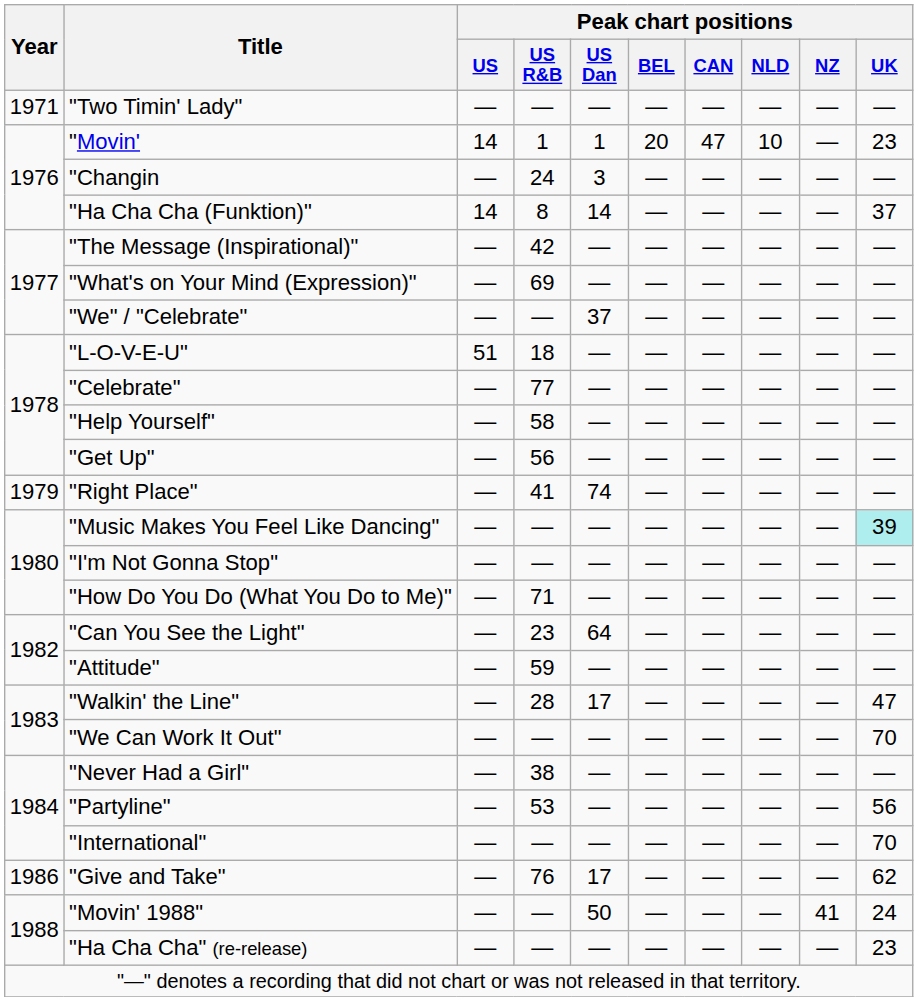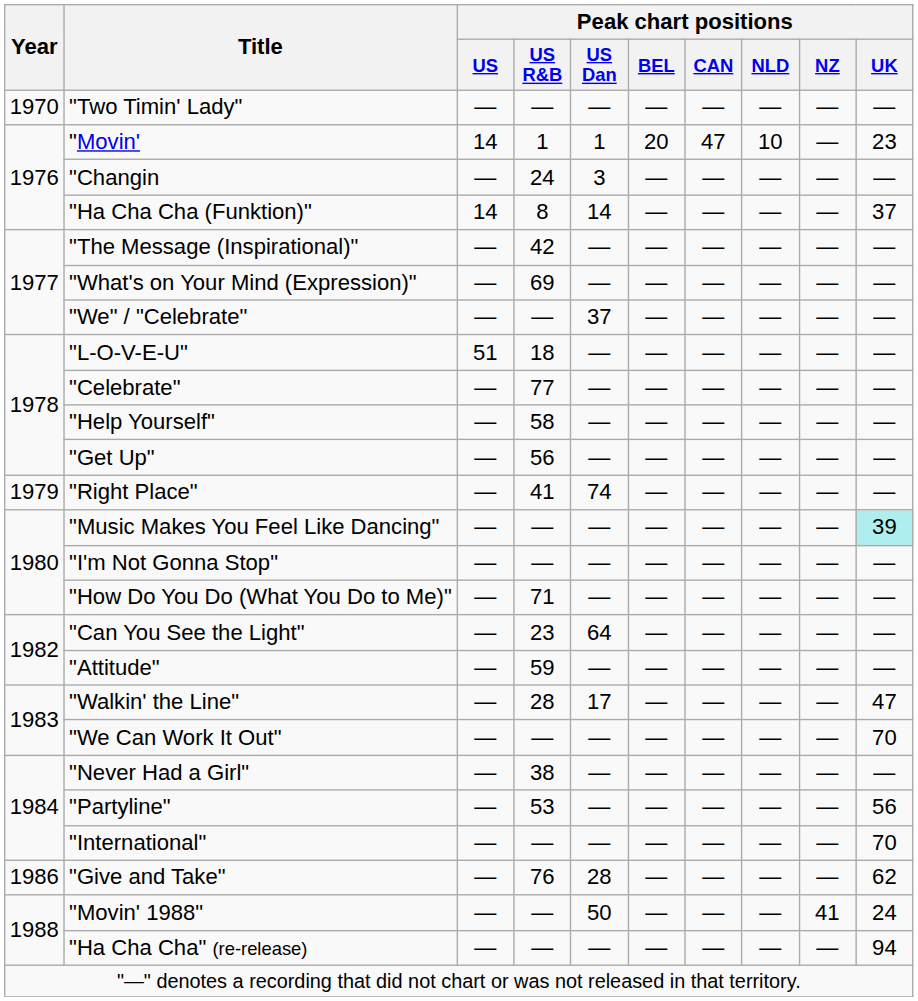(34, 107) 1971 -> (34, 107) 1970
(599, 877) 17 -> (599, 877) 28
(884, 947) 23 -> (884, 947) 94
